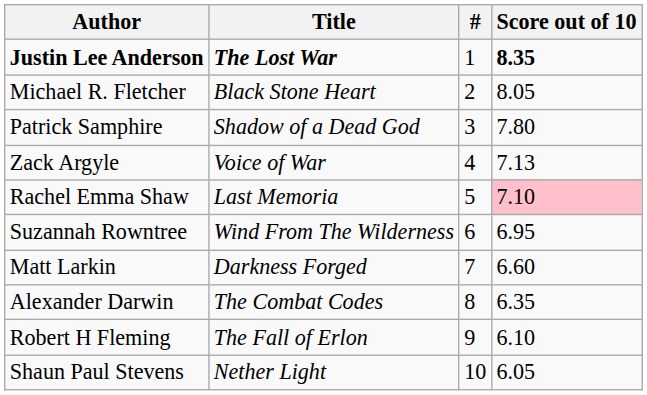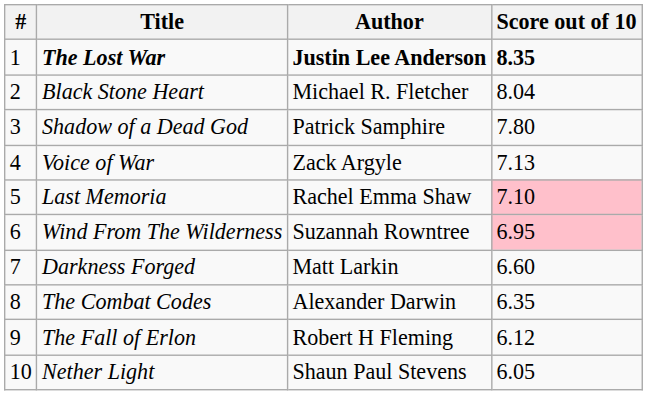columns swapped: (475, 22) <-> (107, 22)
(516, 92) 8.05 -> (516, 92) 8.04
(516, 232) no background -> (516, 232) pink background
(516, 337) 6.10 -> (516, 337) 6.12
